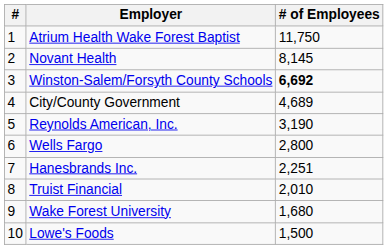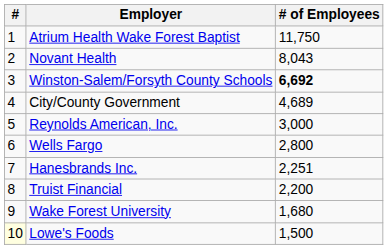(296, 59) 8,145 -> (296, 59) 8,043
(296, 124) 3,190 -> (296, 124) 3,000
(296, 189) 2,010 -> (296, 189) 2,200
(15, 233) no background -> (15, 233) lightyellow background
